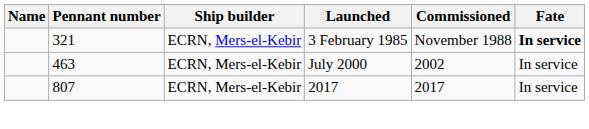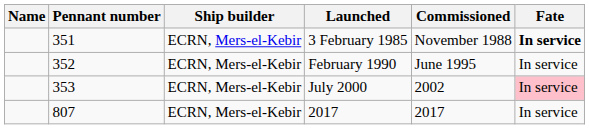(64, 40) 321 -> (64, 40) 351
+ row: (352, 64)
(64, 64) 463 -> (64, 87) 353
(548, 64) no background -> (548, 87) pink background
